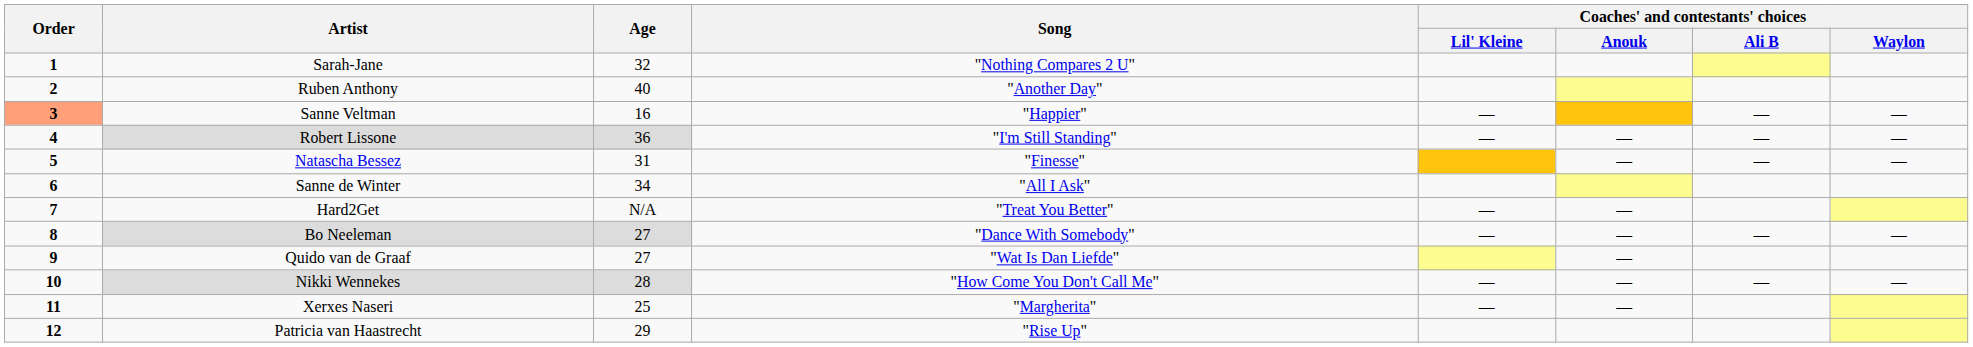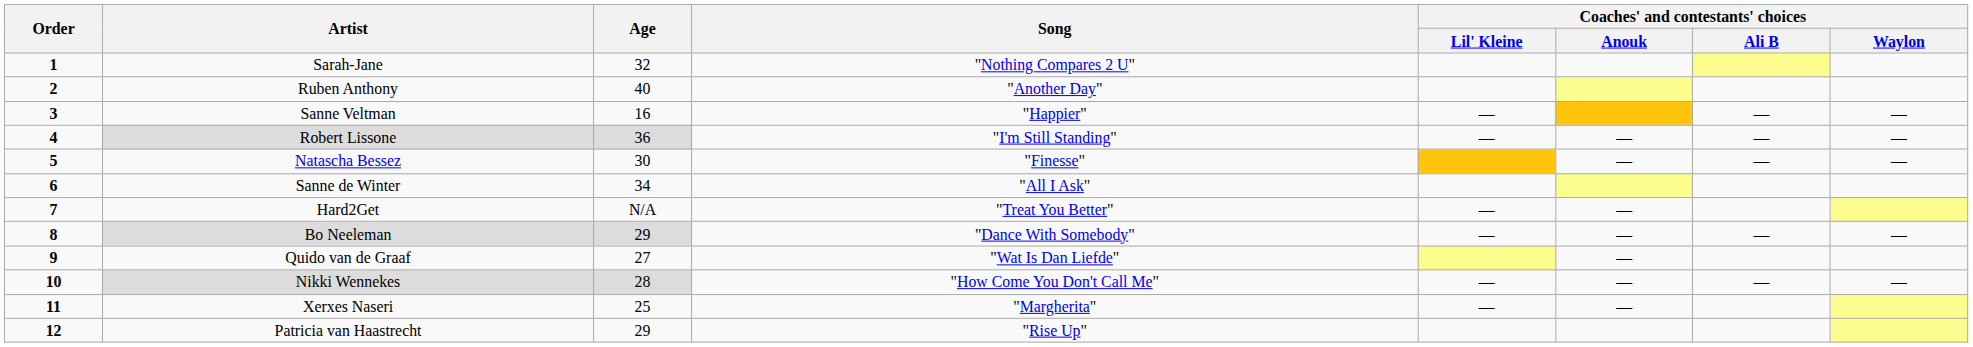(54, 113) lightsalmon background -> (54, 113) no background
(643, 161) 31 -> (643, 161) 30
(643, 234) 27 -> (643, 234) 29
